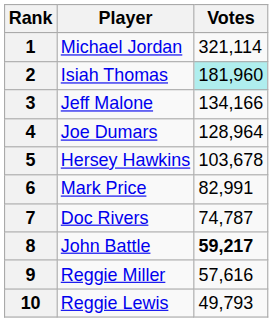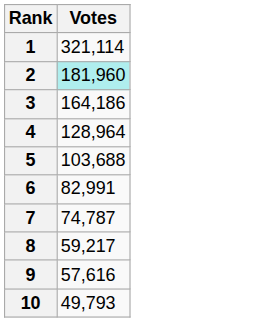- column: (125, 18)
(231, 103) 134,166 -> (93, 103) 164,186
(231, 160) 103,678 -> (93, 160) 103,688
(226, 246) bold -> (88, 246) normal
